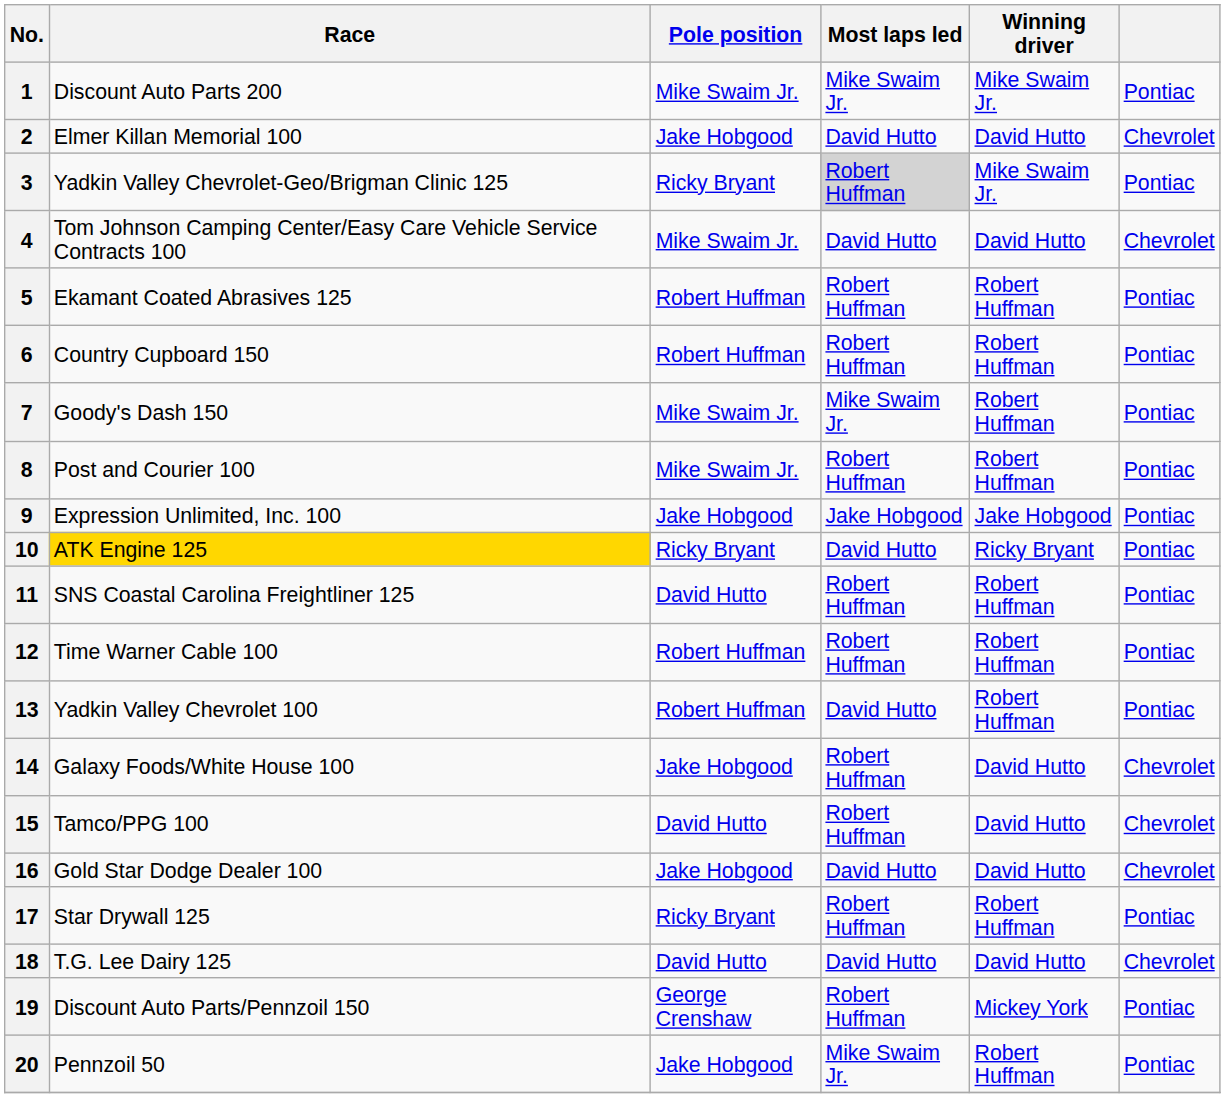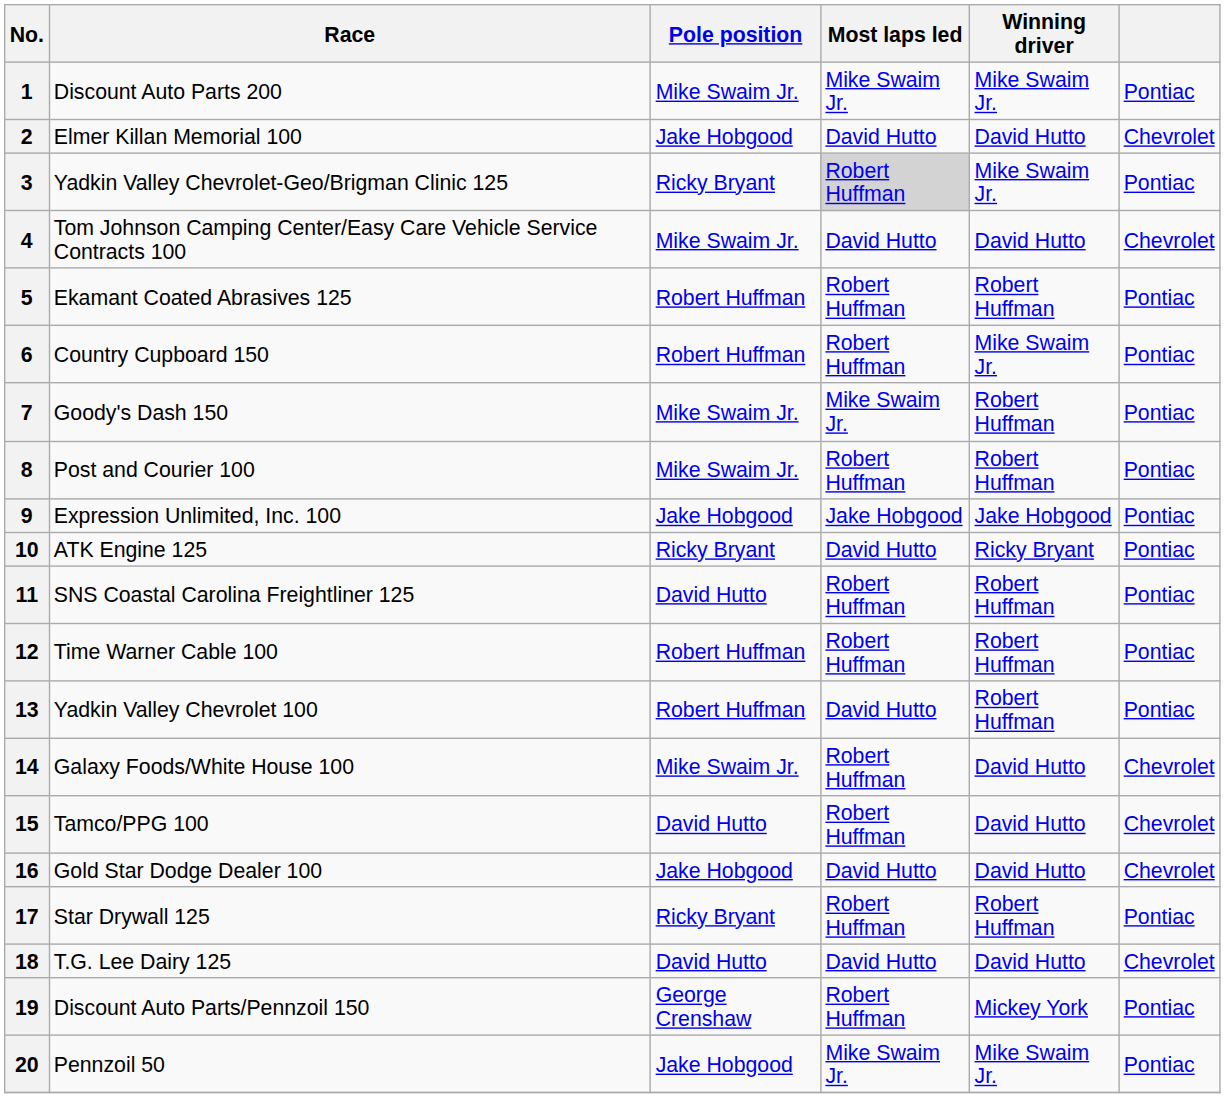(1015, 355) Robert Huffman -> (1032, 355) Mike Swaim Jr.
(130, 549) gold background -> (130, 549) no background
(724, 767) Jake Hobgood -> (727, 767) Mike Swaim Jr.
(1015, 1064) Robert Huffman -> (1032, 1064) Mike Swaim Jr.
